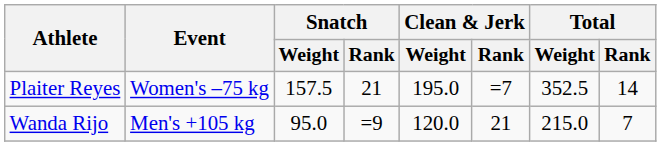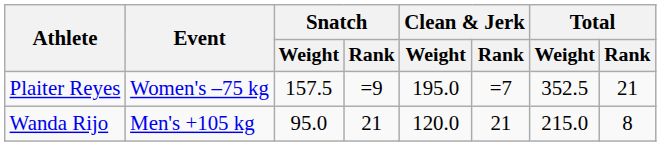(372, 89) 21 -> (372, 89) =9
(627, 89) 14 -> (627, 89) 21
(372, 123) =9 -> (372, 123) 21
(627, 123) 7 -> (627, 123) 8
